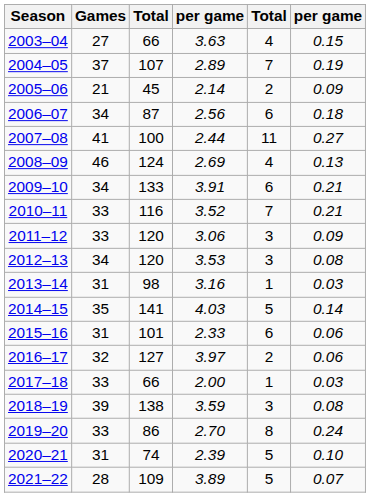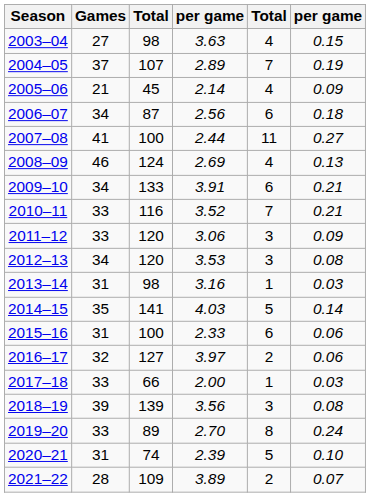(151, 41) 66 -> (151, 41) 98
(269, 89) 2 -> (269, 89) 4
(151, 333) 101 -> (151, 333) 100
(151, 406) 138 -> (151, 406) 139
(210, 406) 3.59 -> (210, 406) 3.56
(151, 430) 86 -> (151, 430) 89
(269, 479) 5 -> (269, 479) 2
